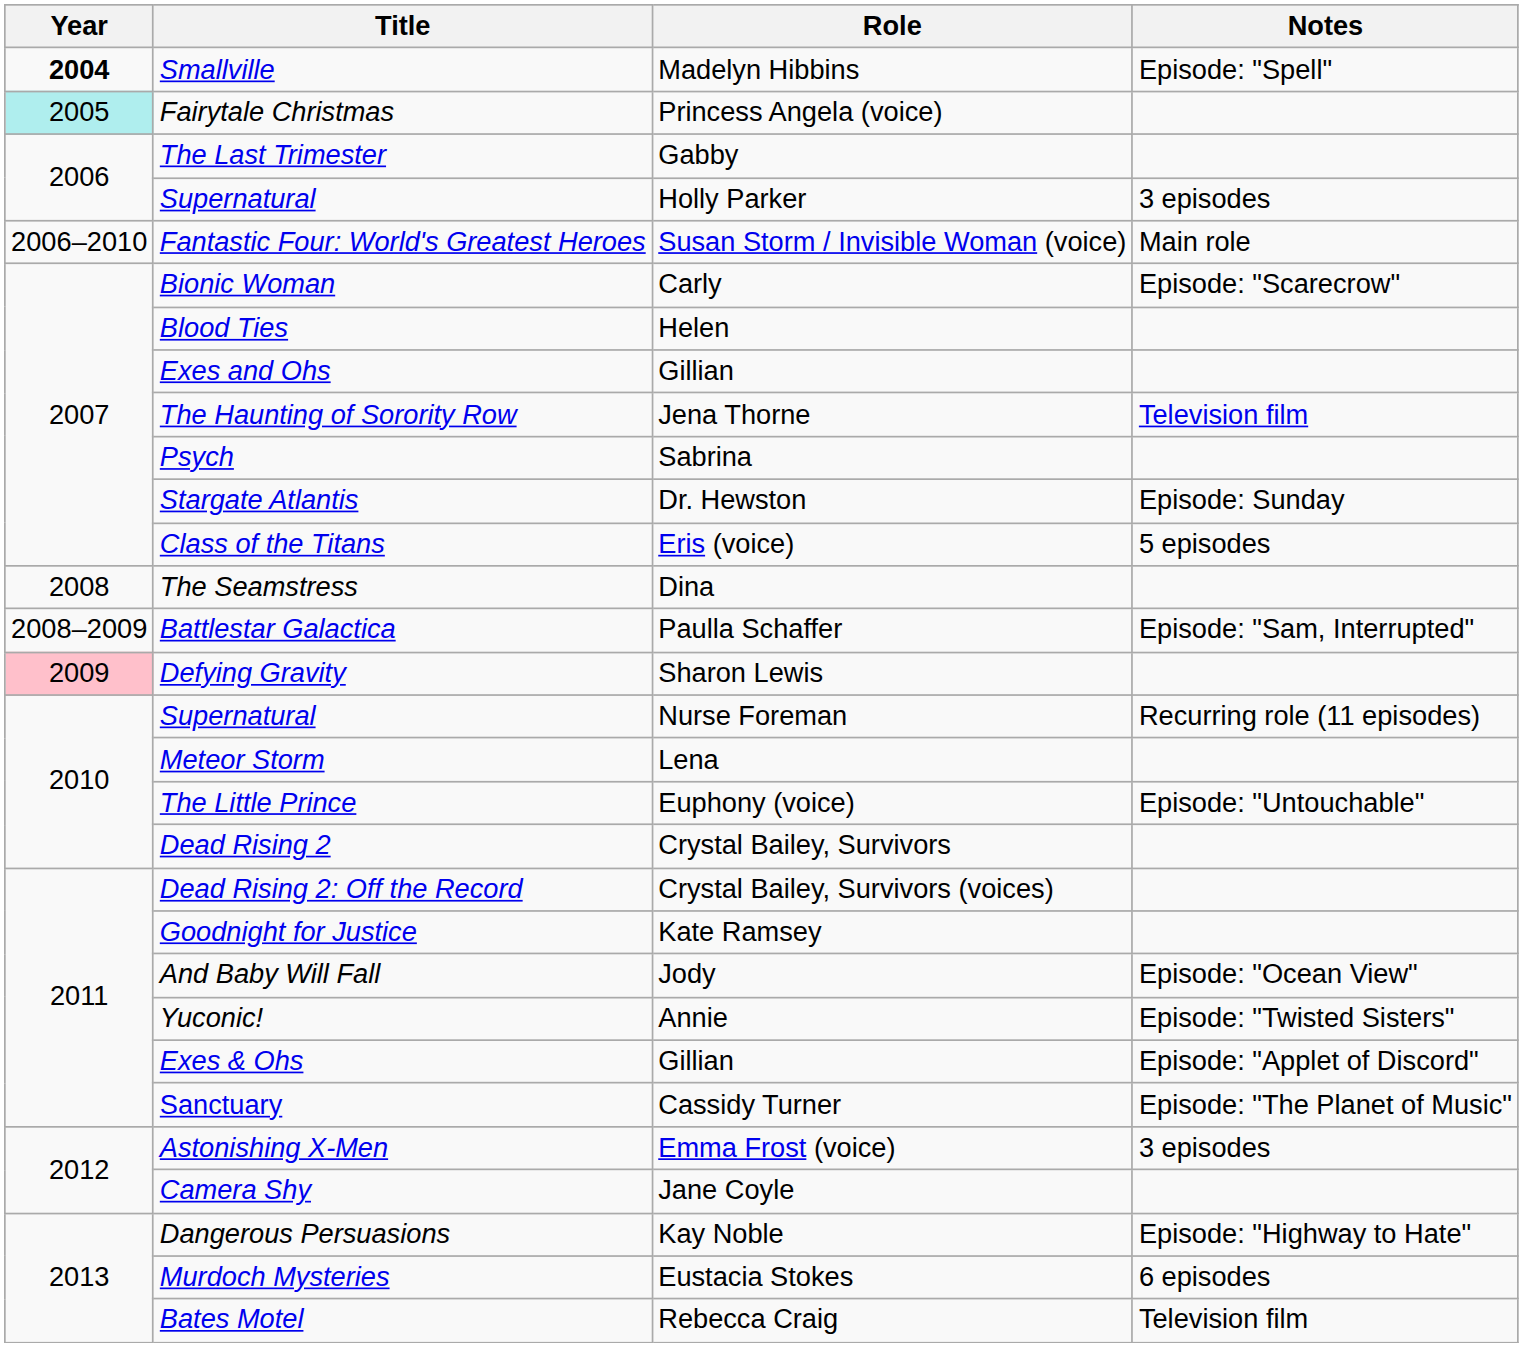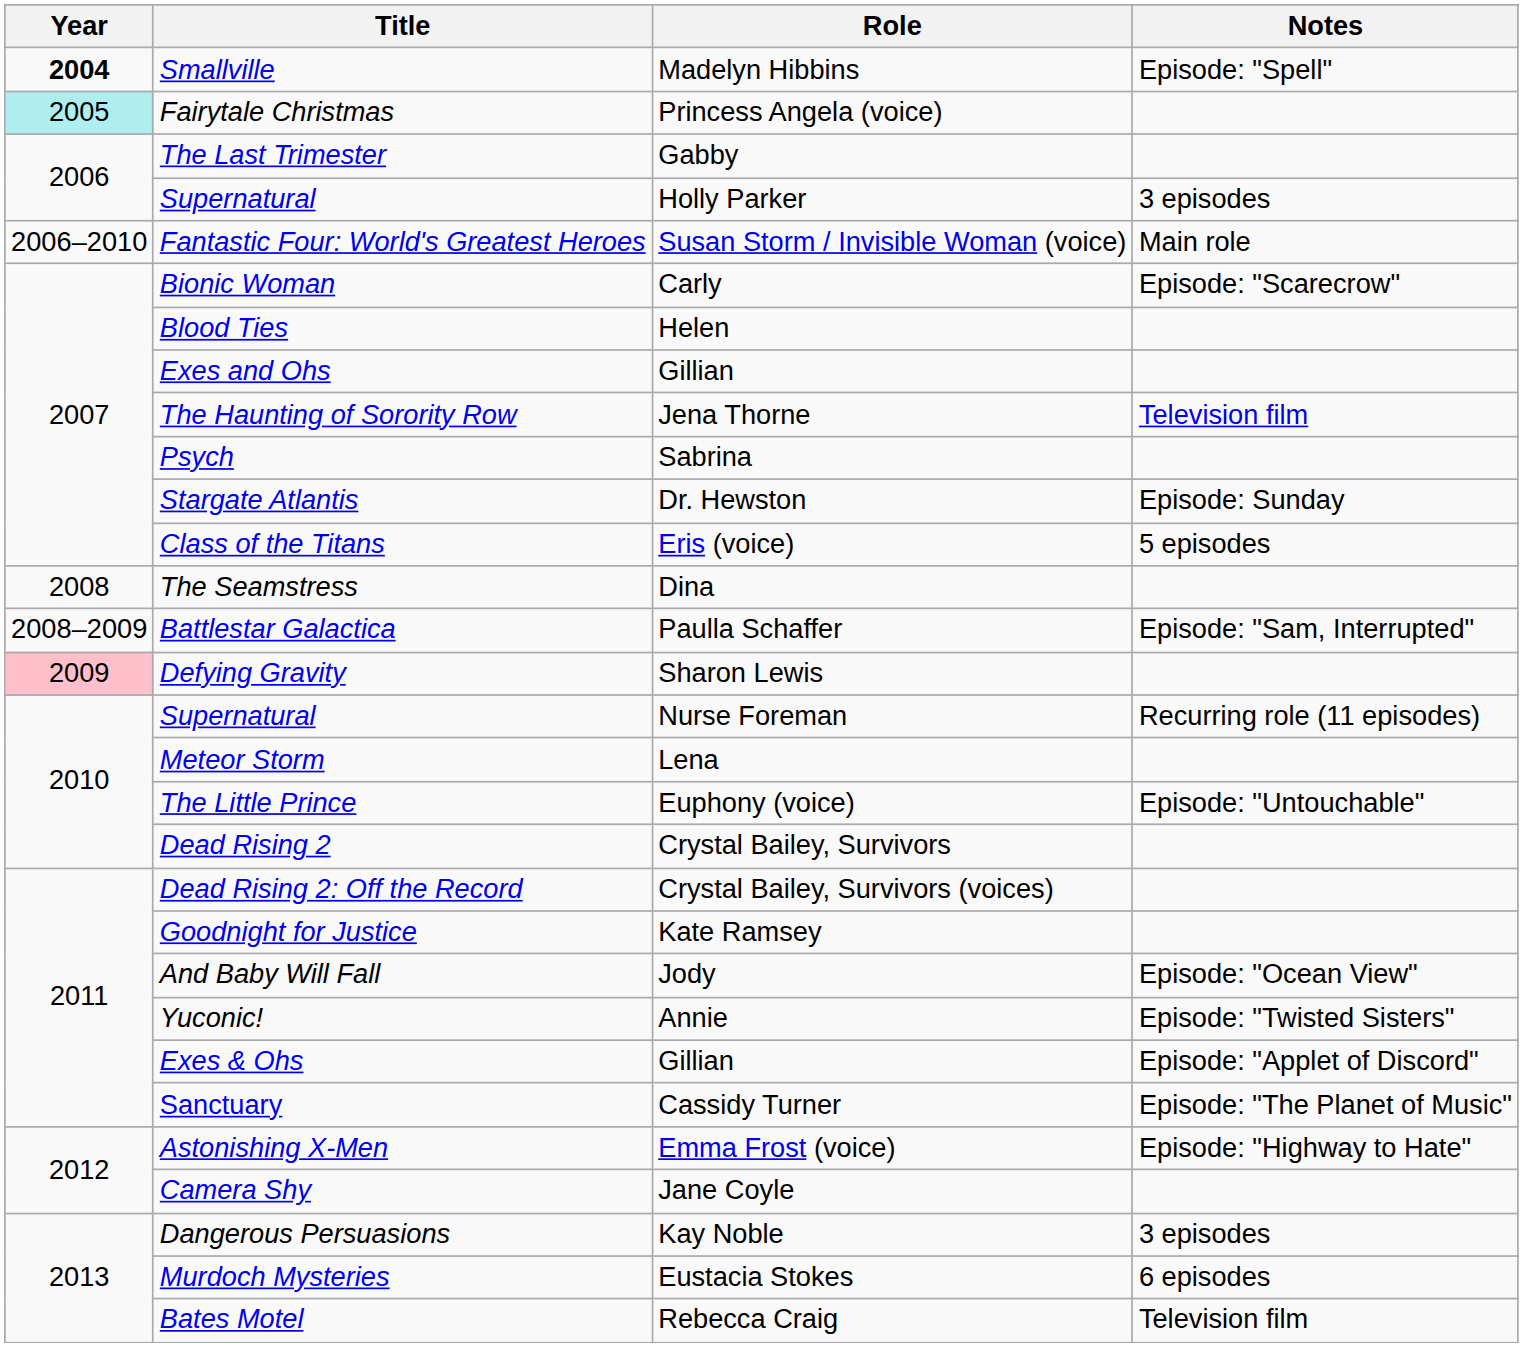(1205, 1147) 3 episodes -> (1305, 1147) Episode: "Highway to Hate"
(1305, 1233) Episode: "Highway to Hate" -> (1205, 1233) 3 episodes
